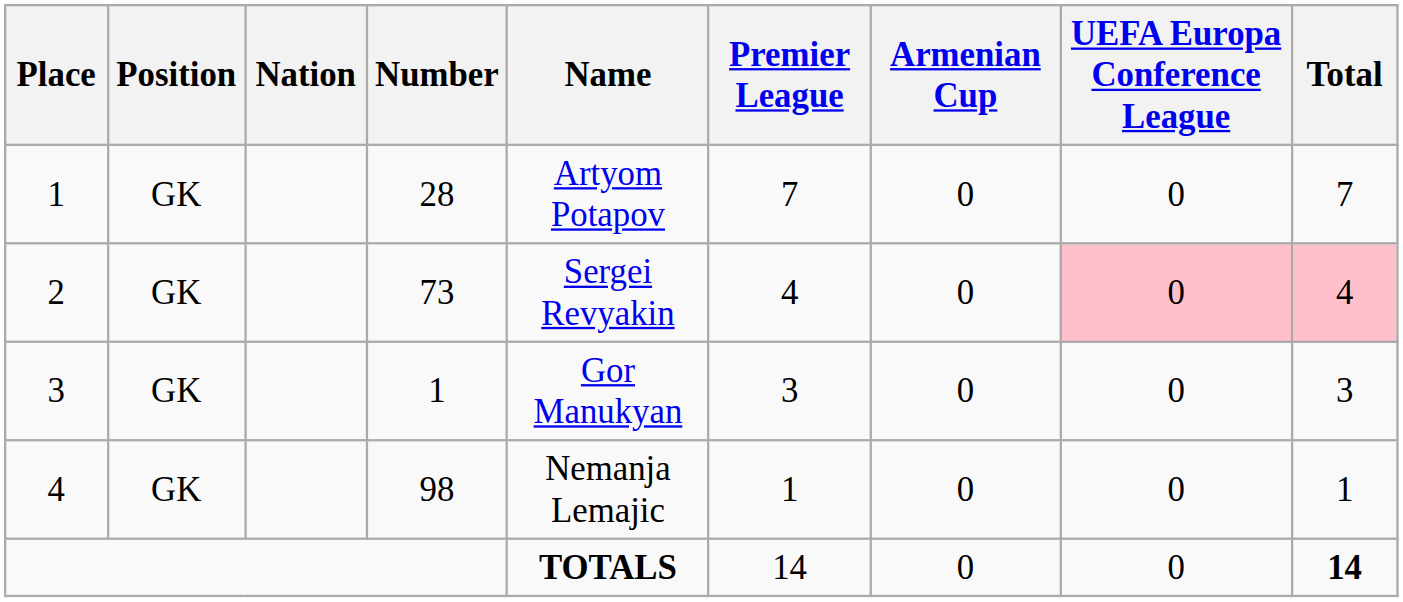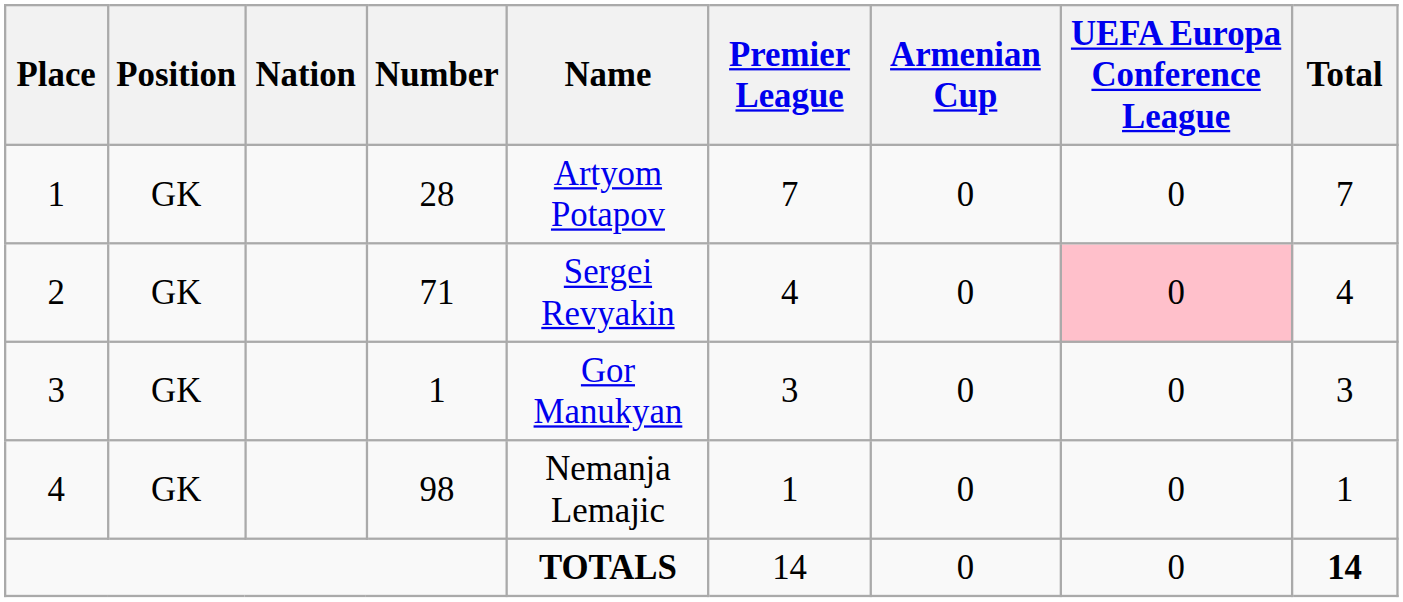(437, 292) 73 -> (437, 292) 71
(1345, 292) pink background -> (1345, 292) no background
